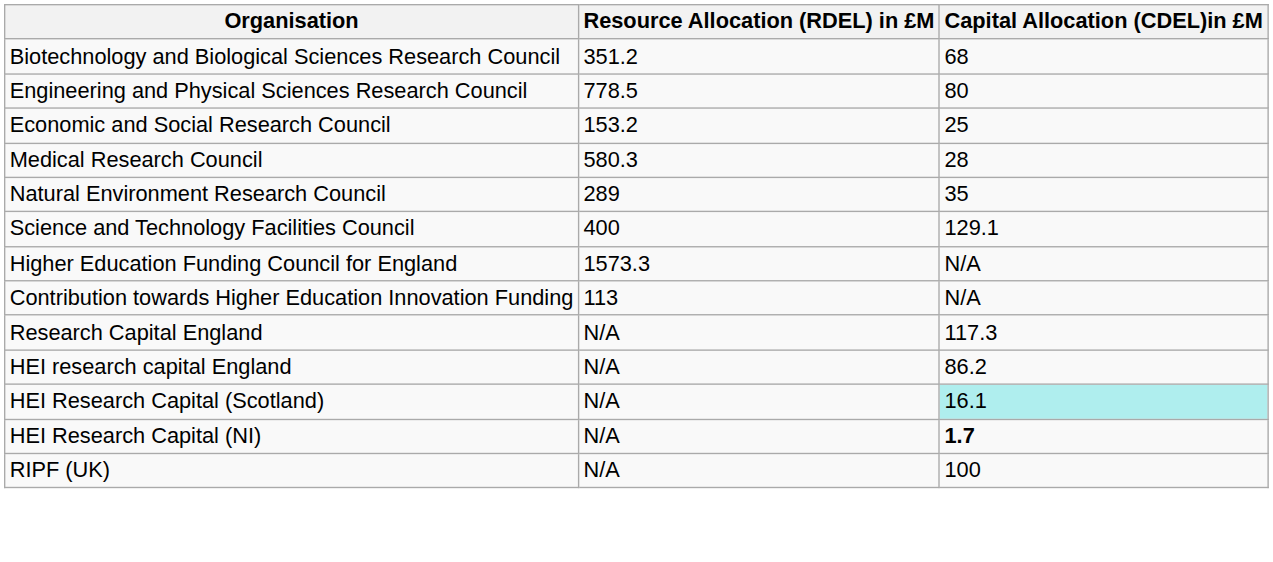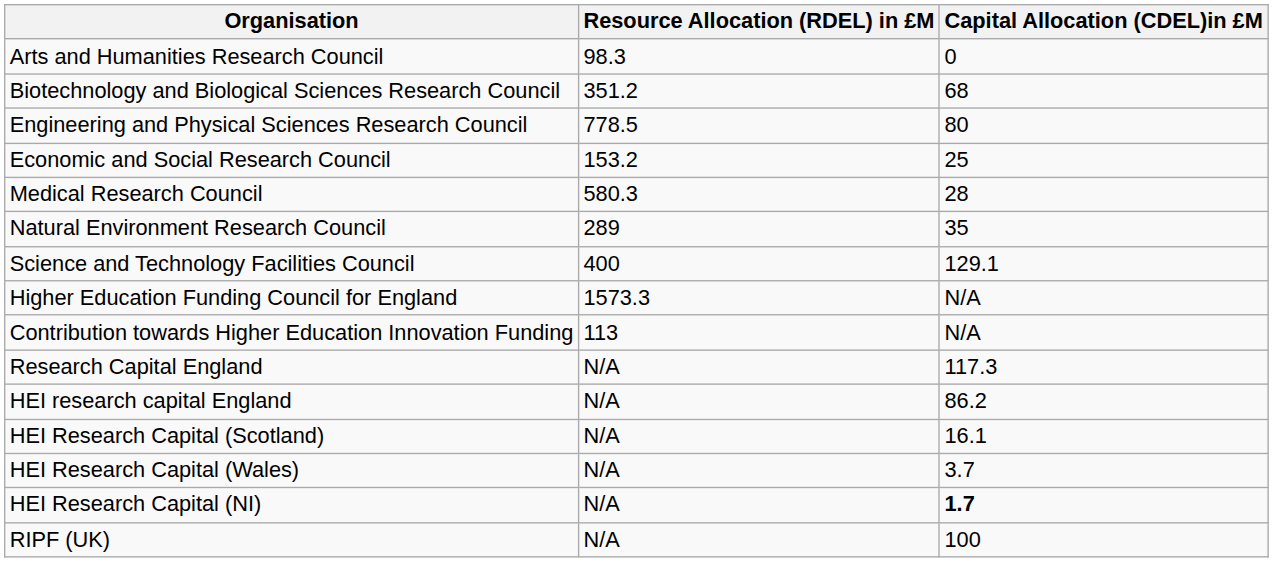+ row: (197, 56)
(966, 401) paleturquoise background -> (966, 435) no background
+ row: (154, 470)
